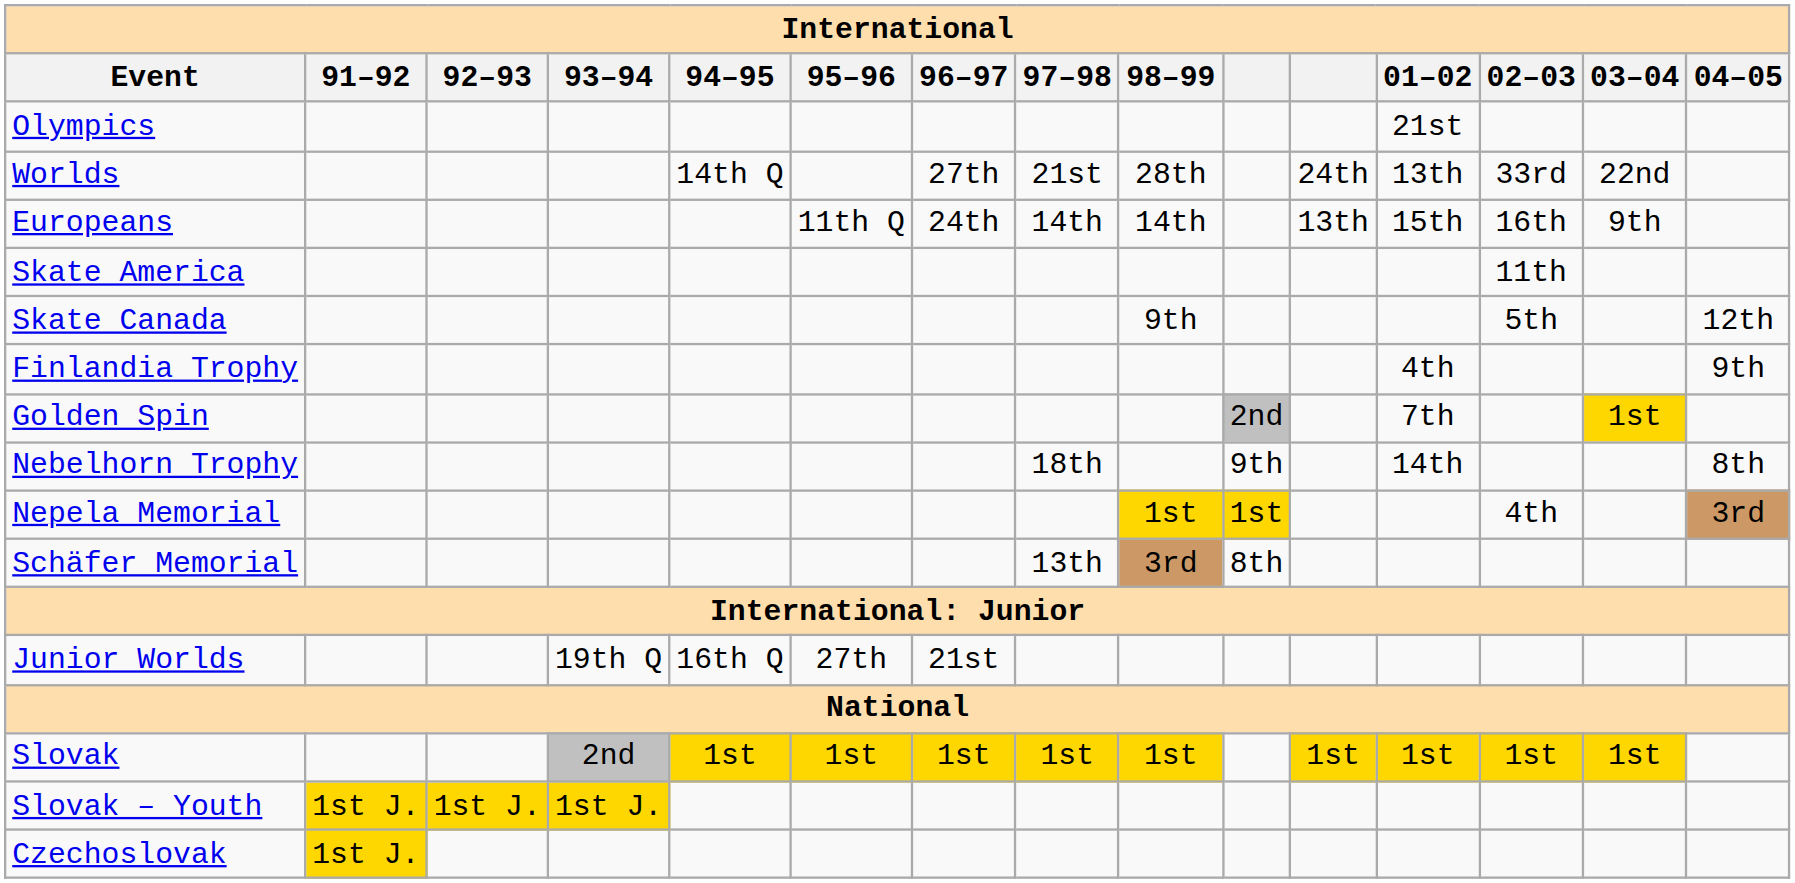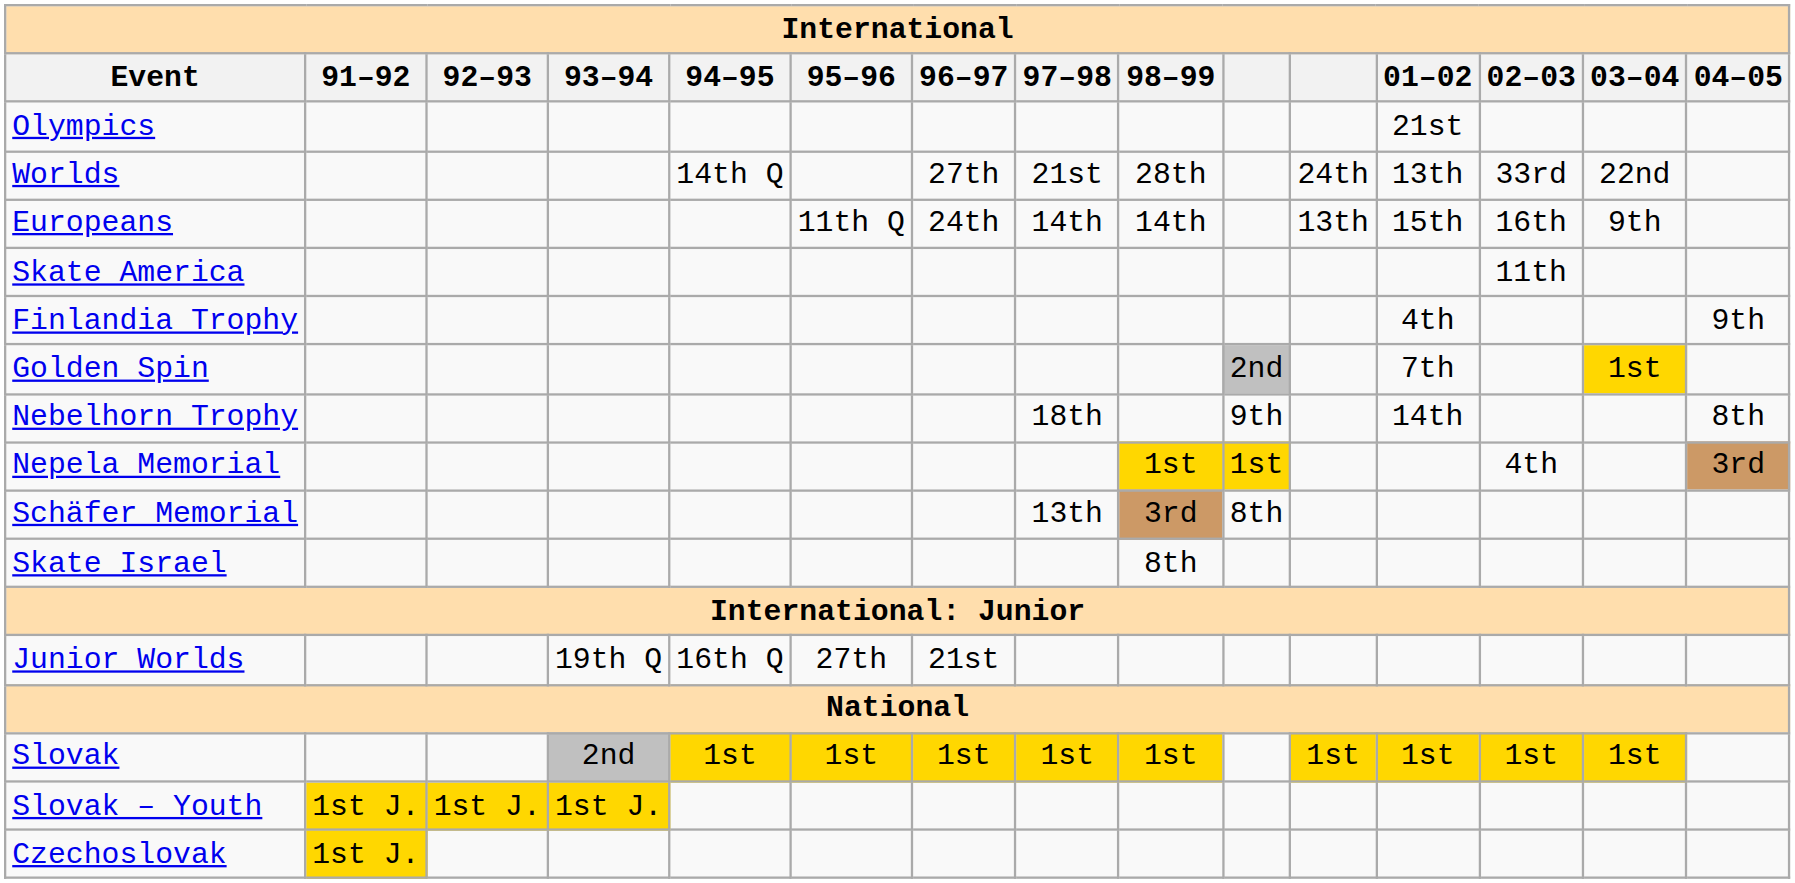- row: (119, 321)
+ row: (119, 563)
